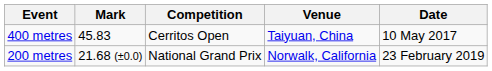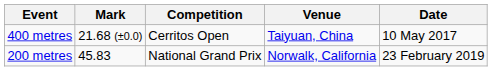(94, 35) 45.83 -> (110, 35) 21.68 (±0.0)
(110, 55) 21.68 (±0.0) -> (94, 55) 45.83
